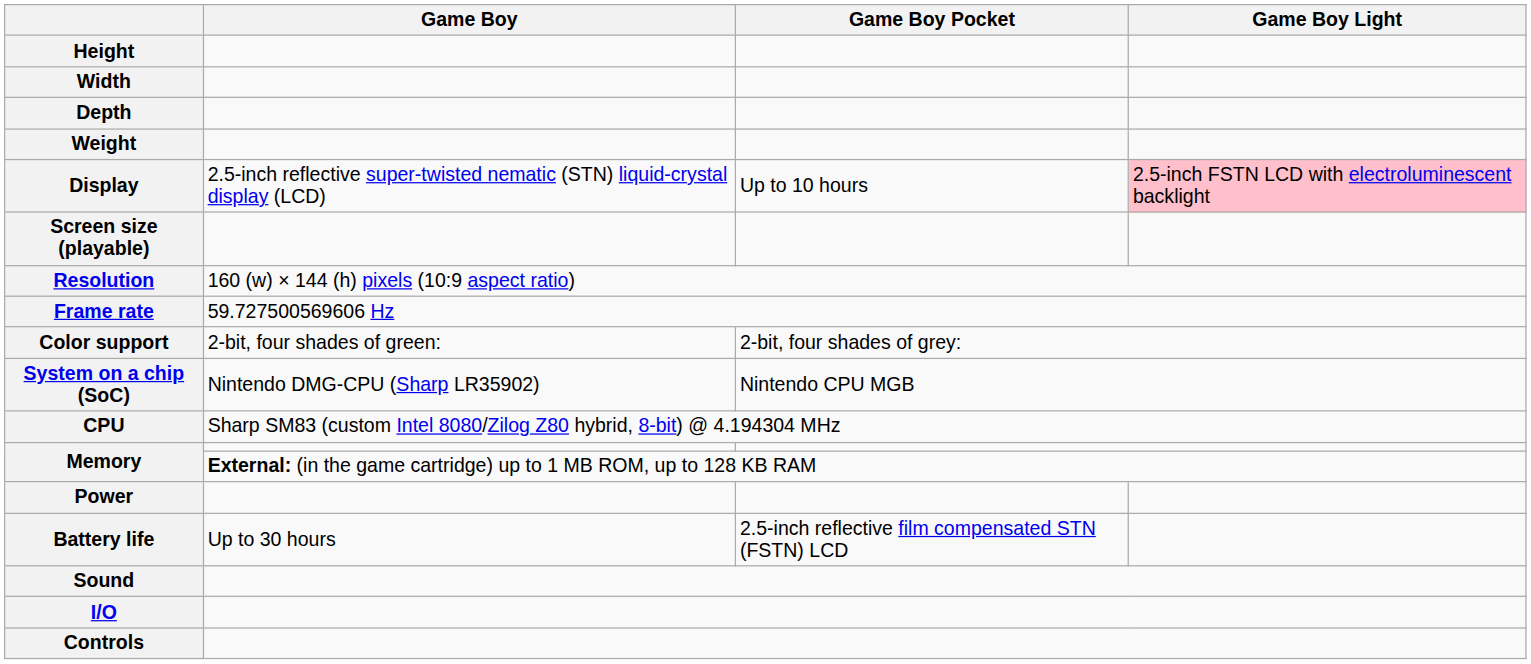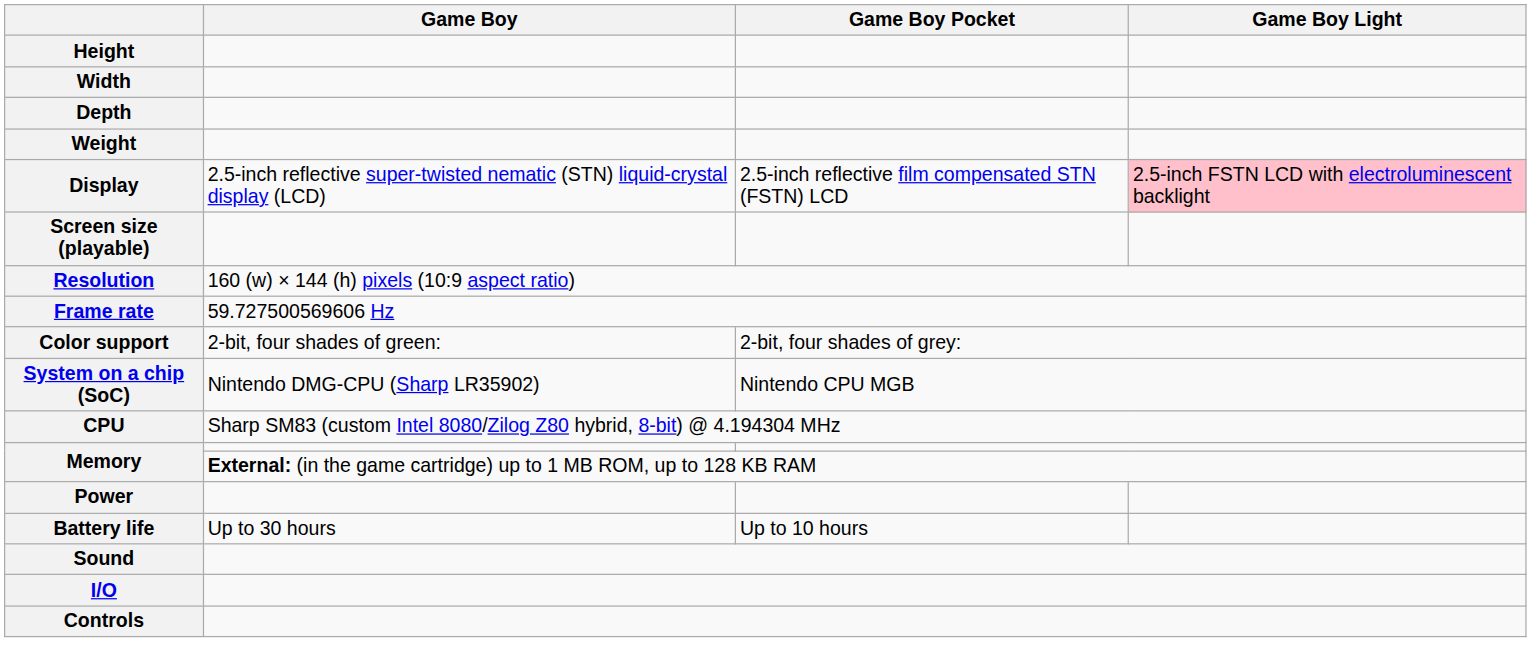(804, 185) Up to 10 hours -> (918, 185) 2.5-inch reflective film compensated STN (FSTN) LCD
(918, 539) 2.5-inch reflective film compensated STN (FSTN) LCD -> (804, 528) Up to 10 hours
